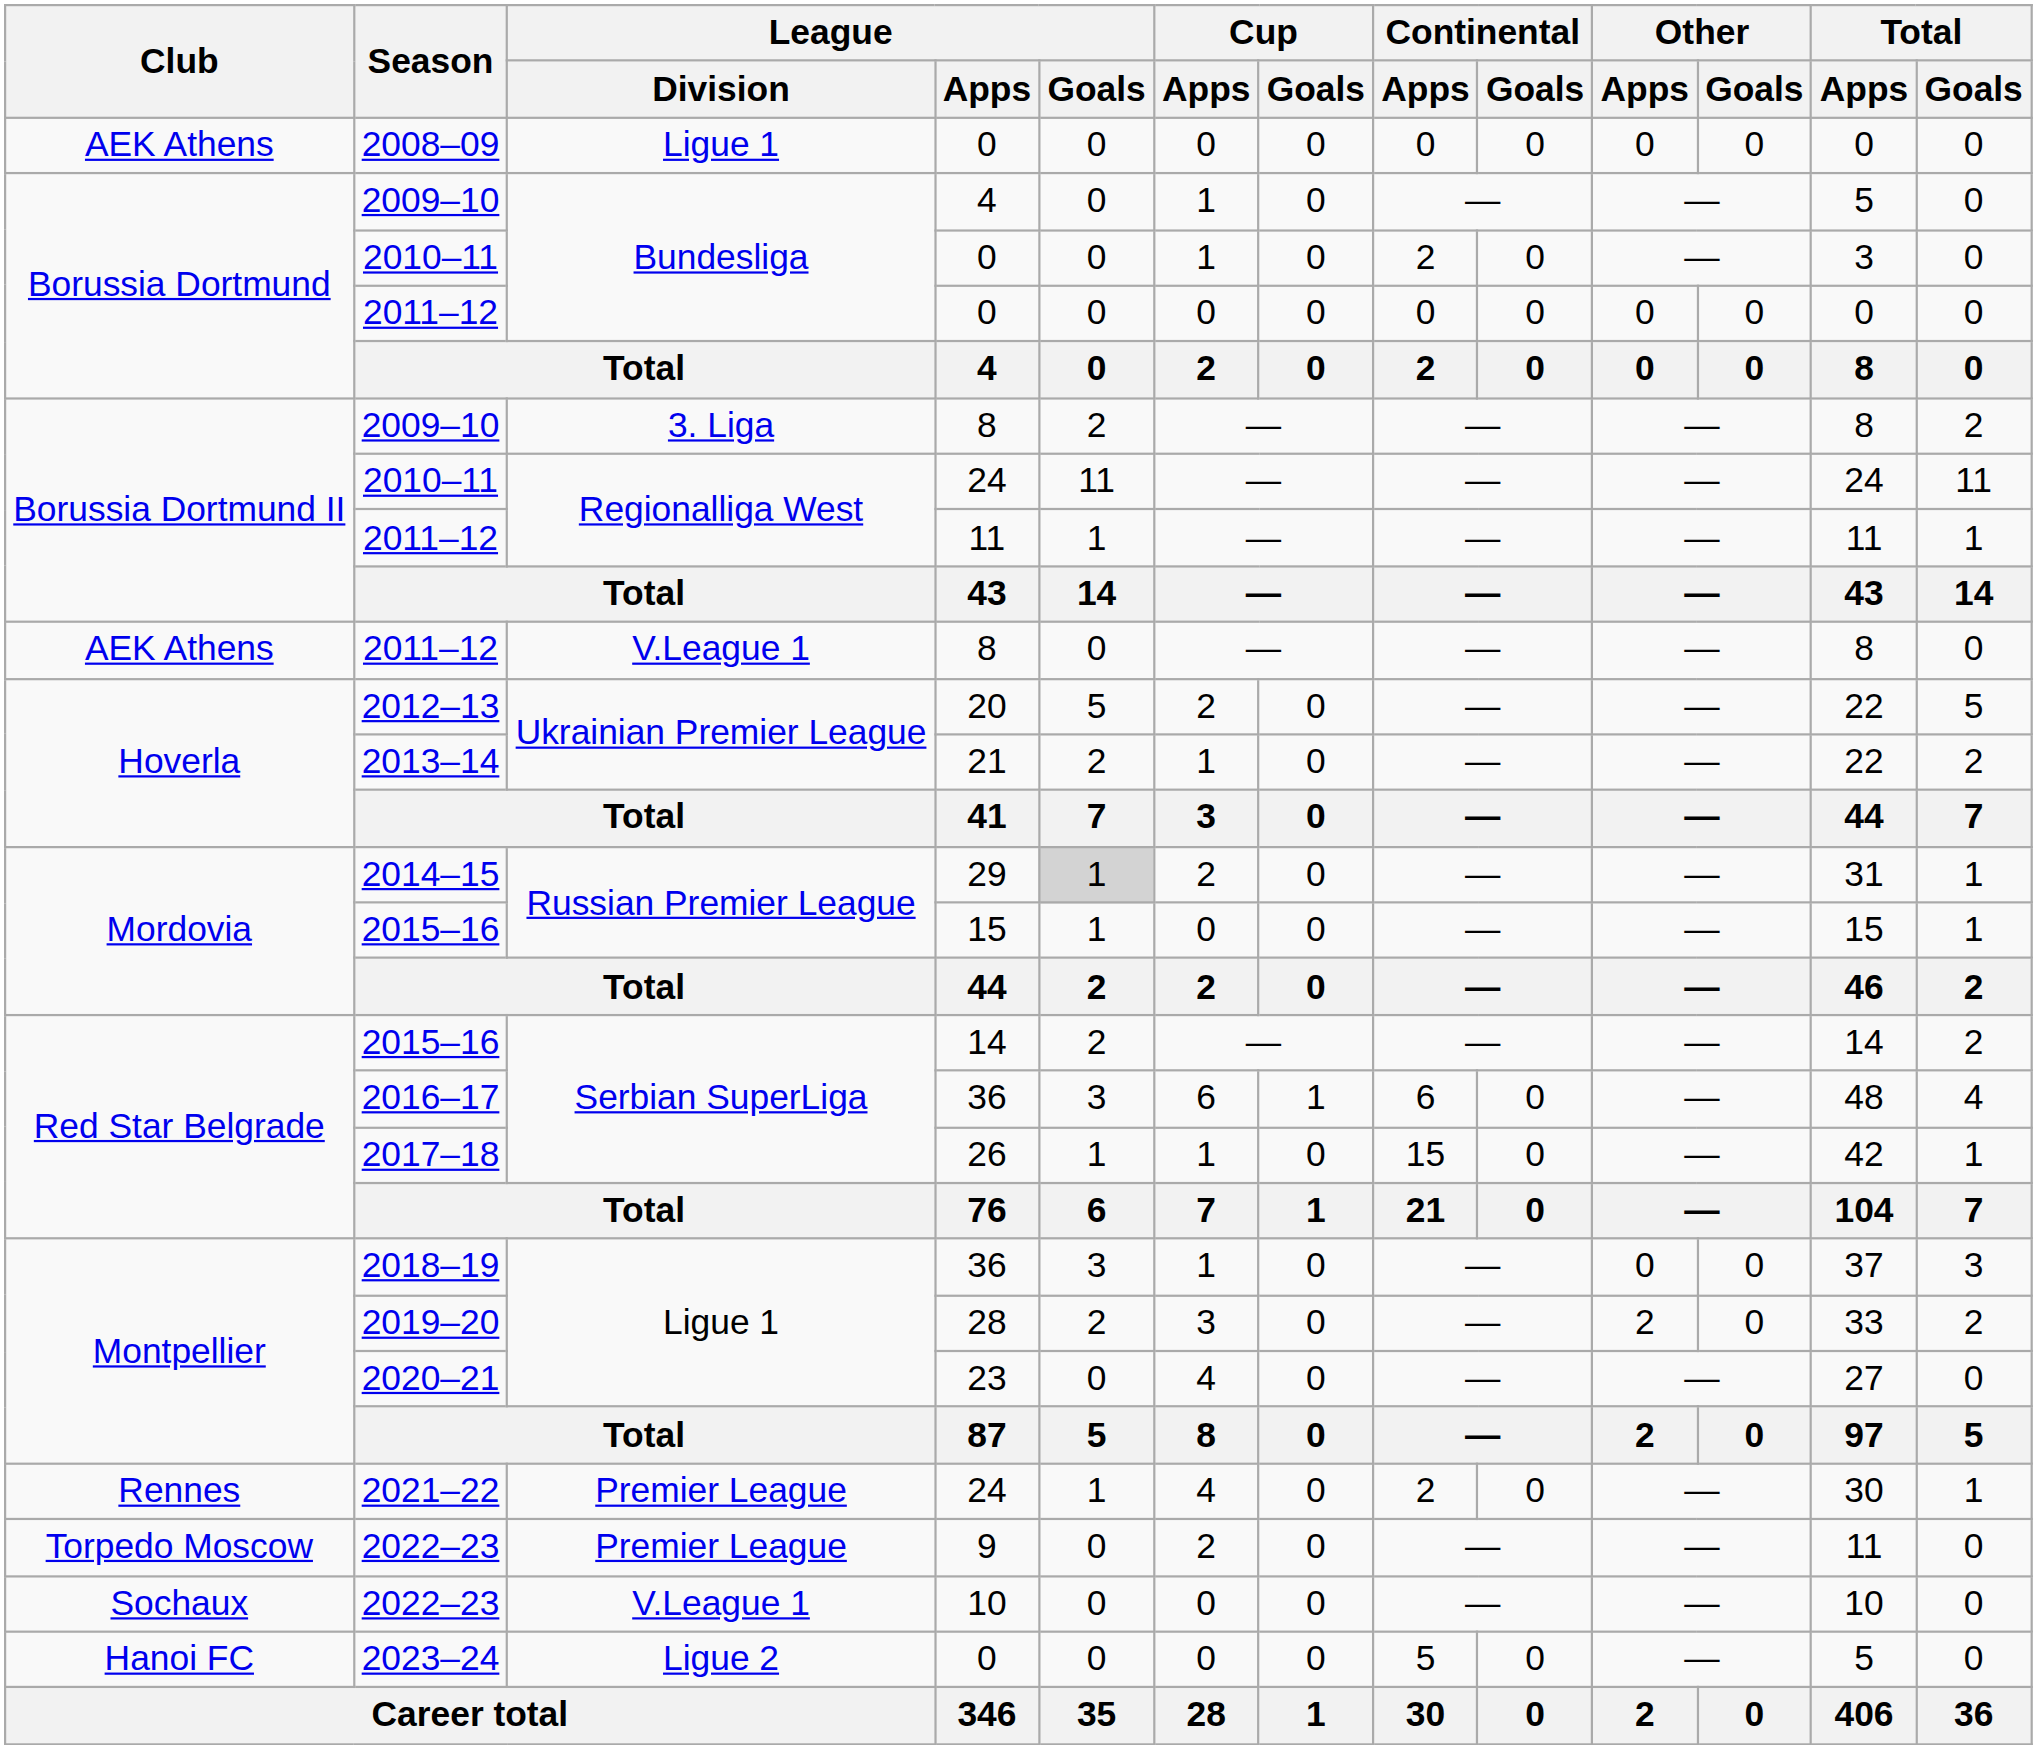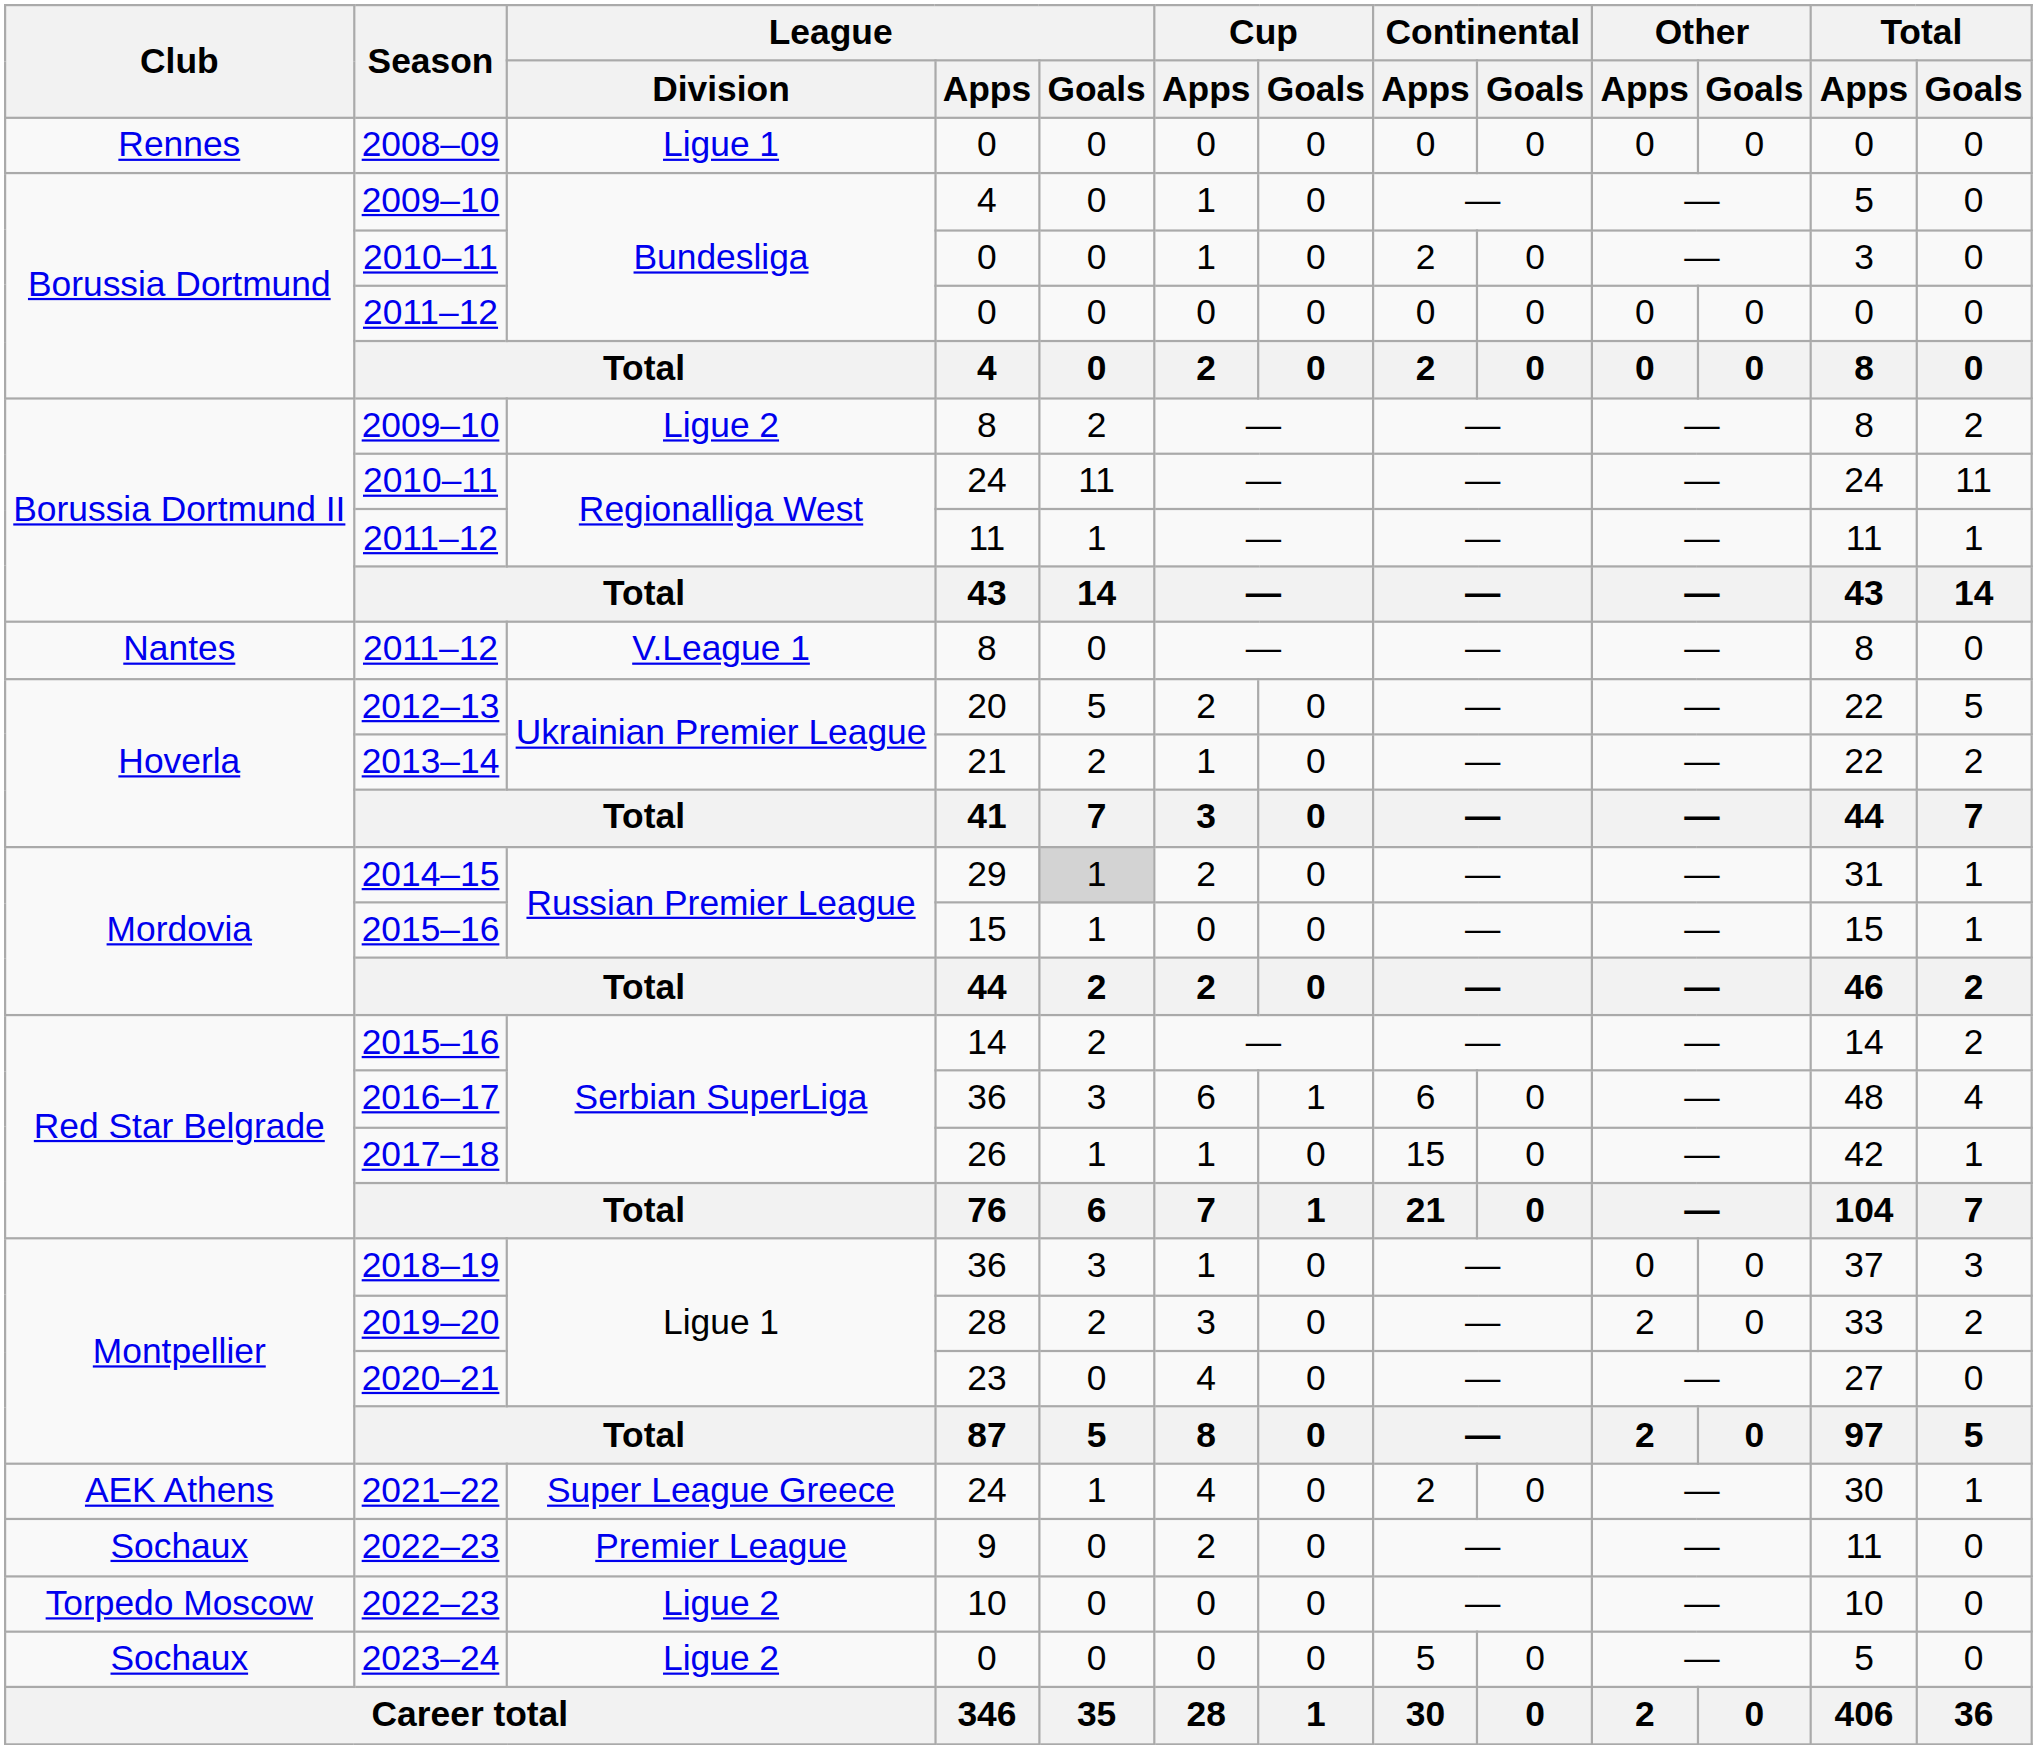(179, 144) AEK Athens -> (179, 144) Rennes
(721, 425) 3. Liga -> (721, 425) Ligue 2
(179, 649) AEK Athens -> (179, 649) Nantes
(179, 1490) Rennes -> (179, 1490) AEK Athens
(721, 1490) Premier League -> (721, 1490) Super League Greece
(179, 1546) Torpedo Moscow -> (179, 1546) Sochaux
(179, 1602) Sochaux -> (179, 1602) Torpedo Moscow
(721, 1602) V.League 1 -> (721, 1602) Ligue 2
(179, 1658) Hanoi FC -> (179, 1658) Sochaux
